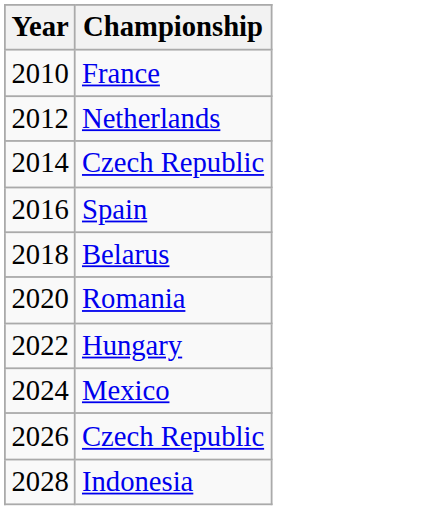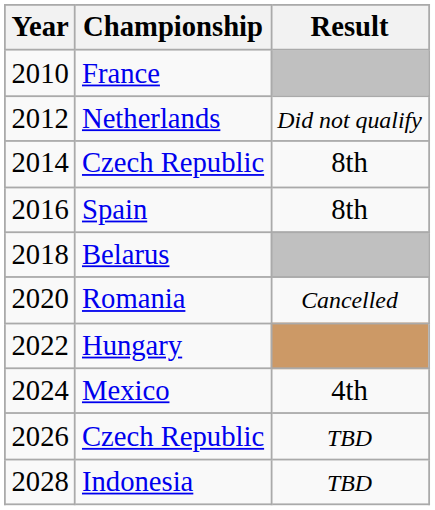+ column: (350, 27)
